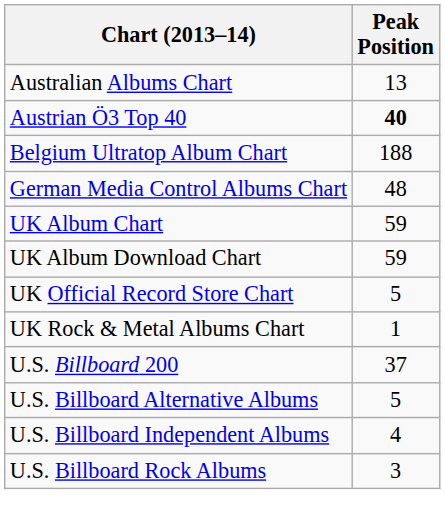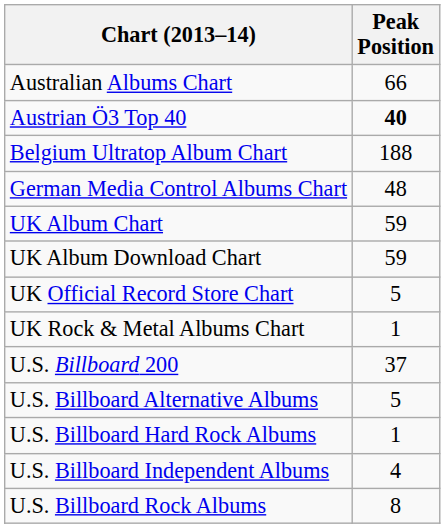(396, 82) 13 -> (396, 82) 66
+ row: (163, 435)
(396, 470) 3 -> (396, 505) 8
